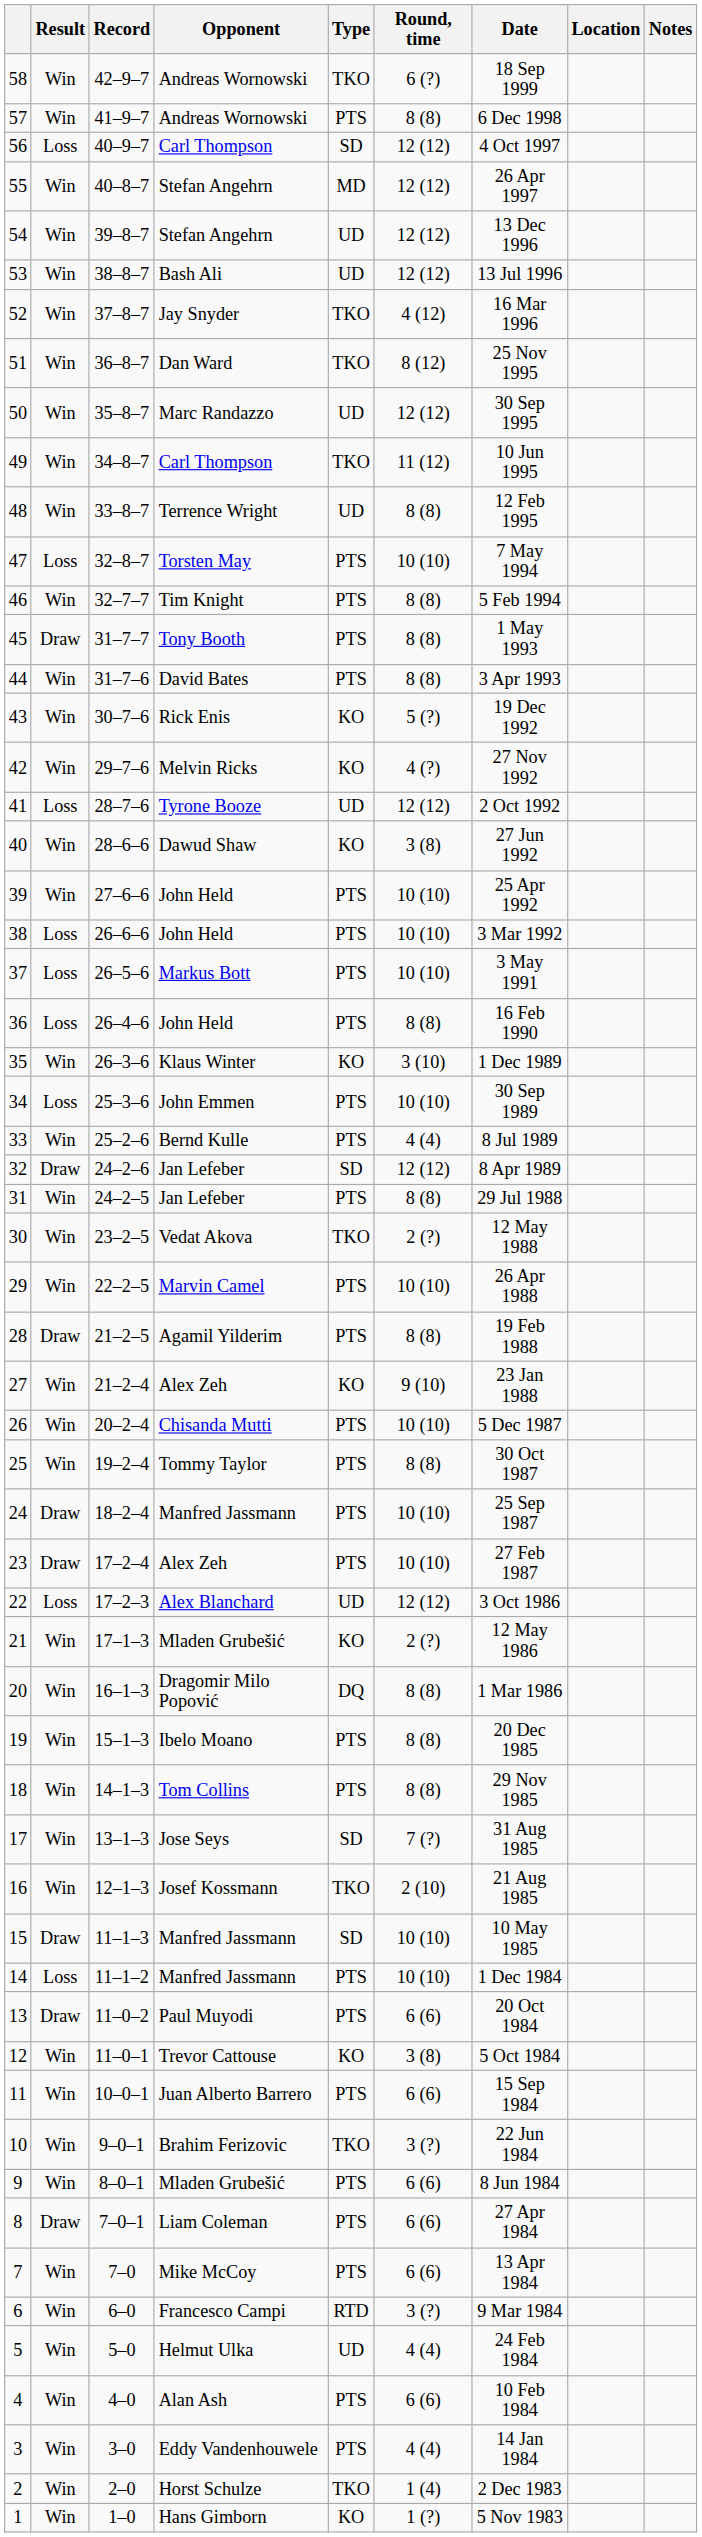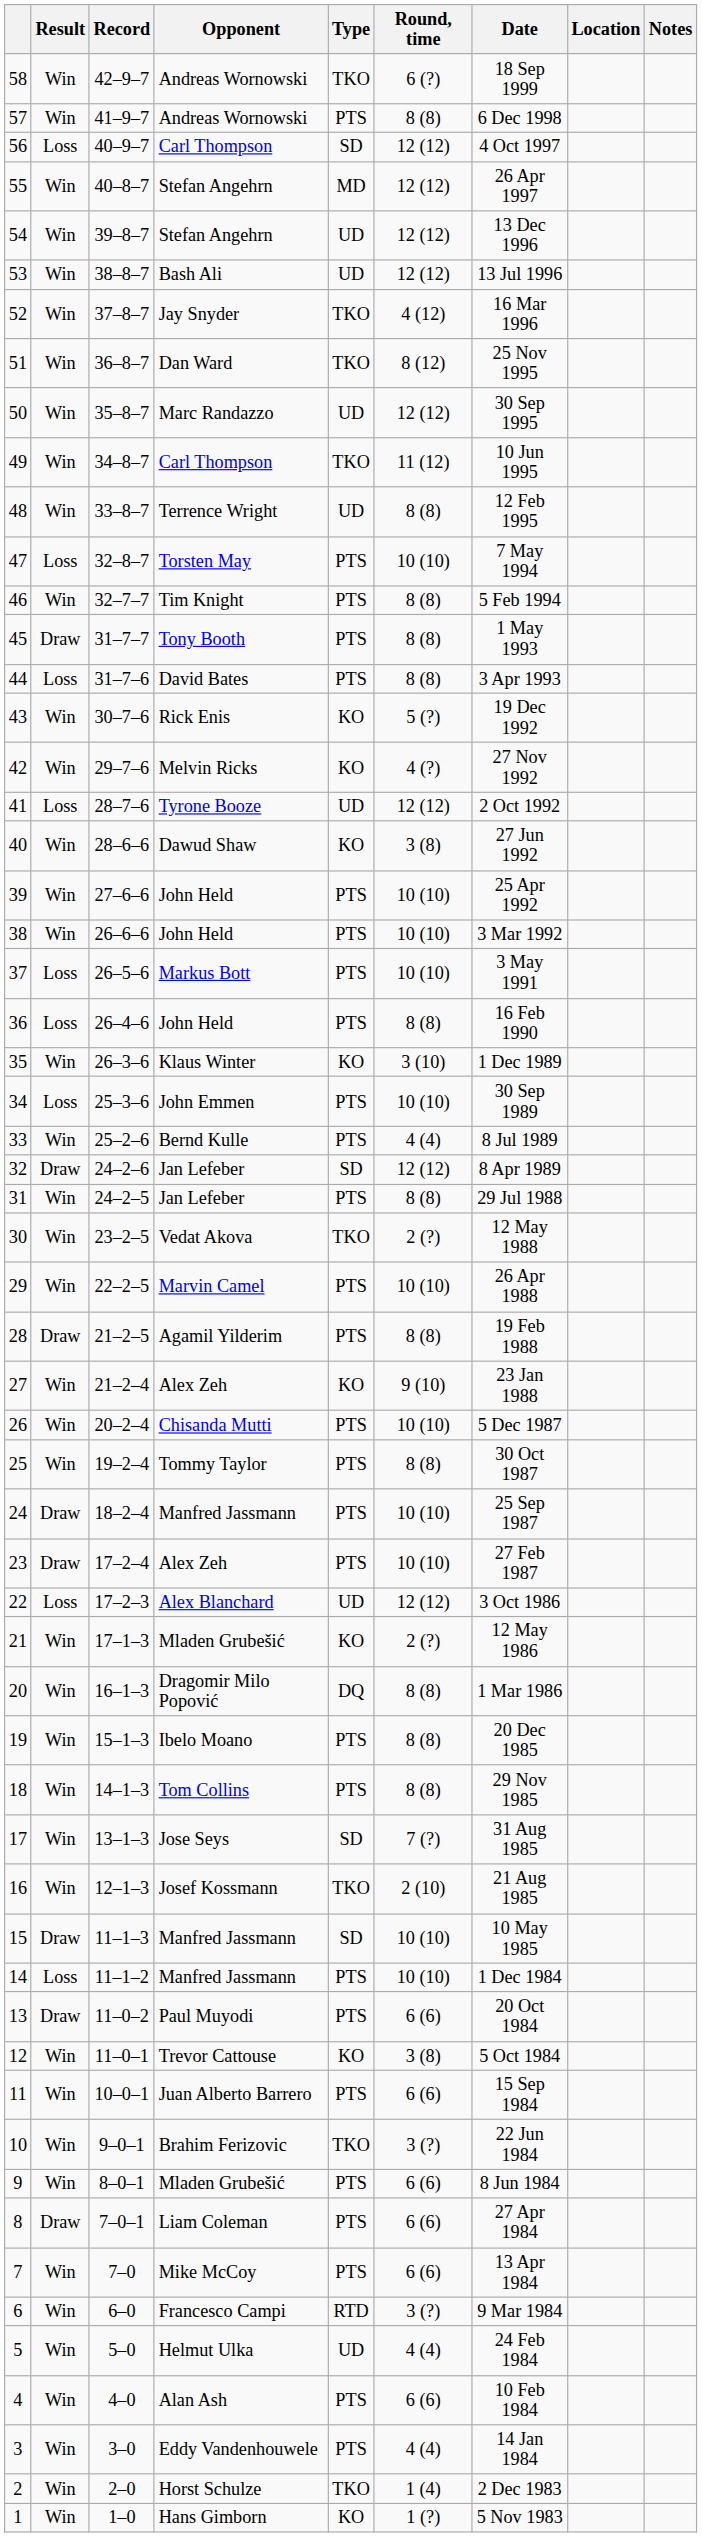(60, 678) Win -> (60, 678) Loss
(60, 934) Loss -> (60, 934) Win
